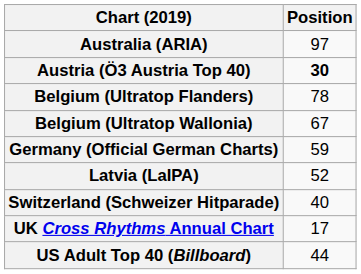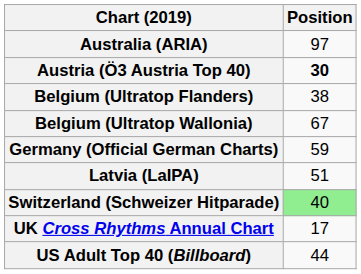(320, 96) 78 -> (320, 96) 38
(320, 176) 52 -> (320, 176) 51
(320, 202) no background -> (320, 202) lightgreen background
